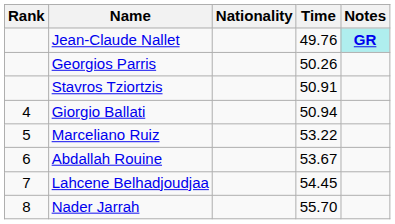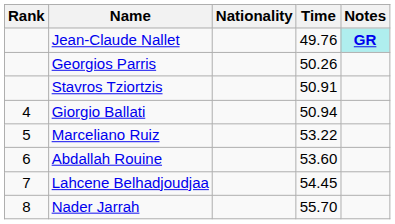(318, 159) 53.67 -> (318, 159) 53.60
